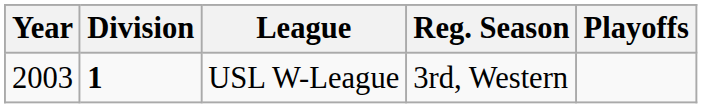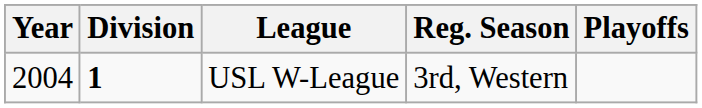(43, 77) 2003 -> (43, 77) 2004
